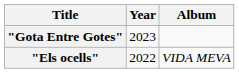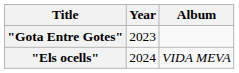(143, 57) 2022 -> (143, 57) 2024
